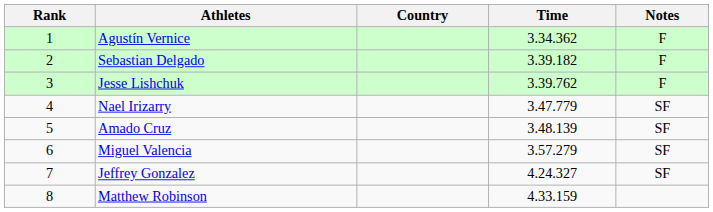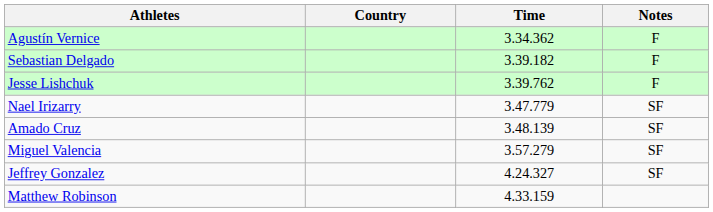- column: (50, 15)
